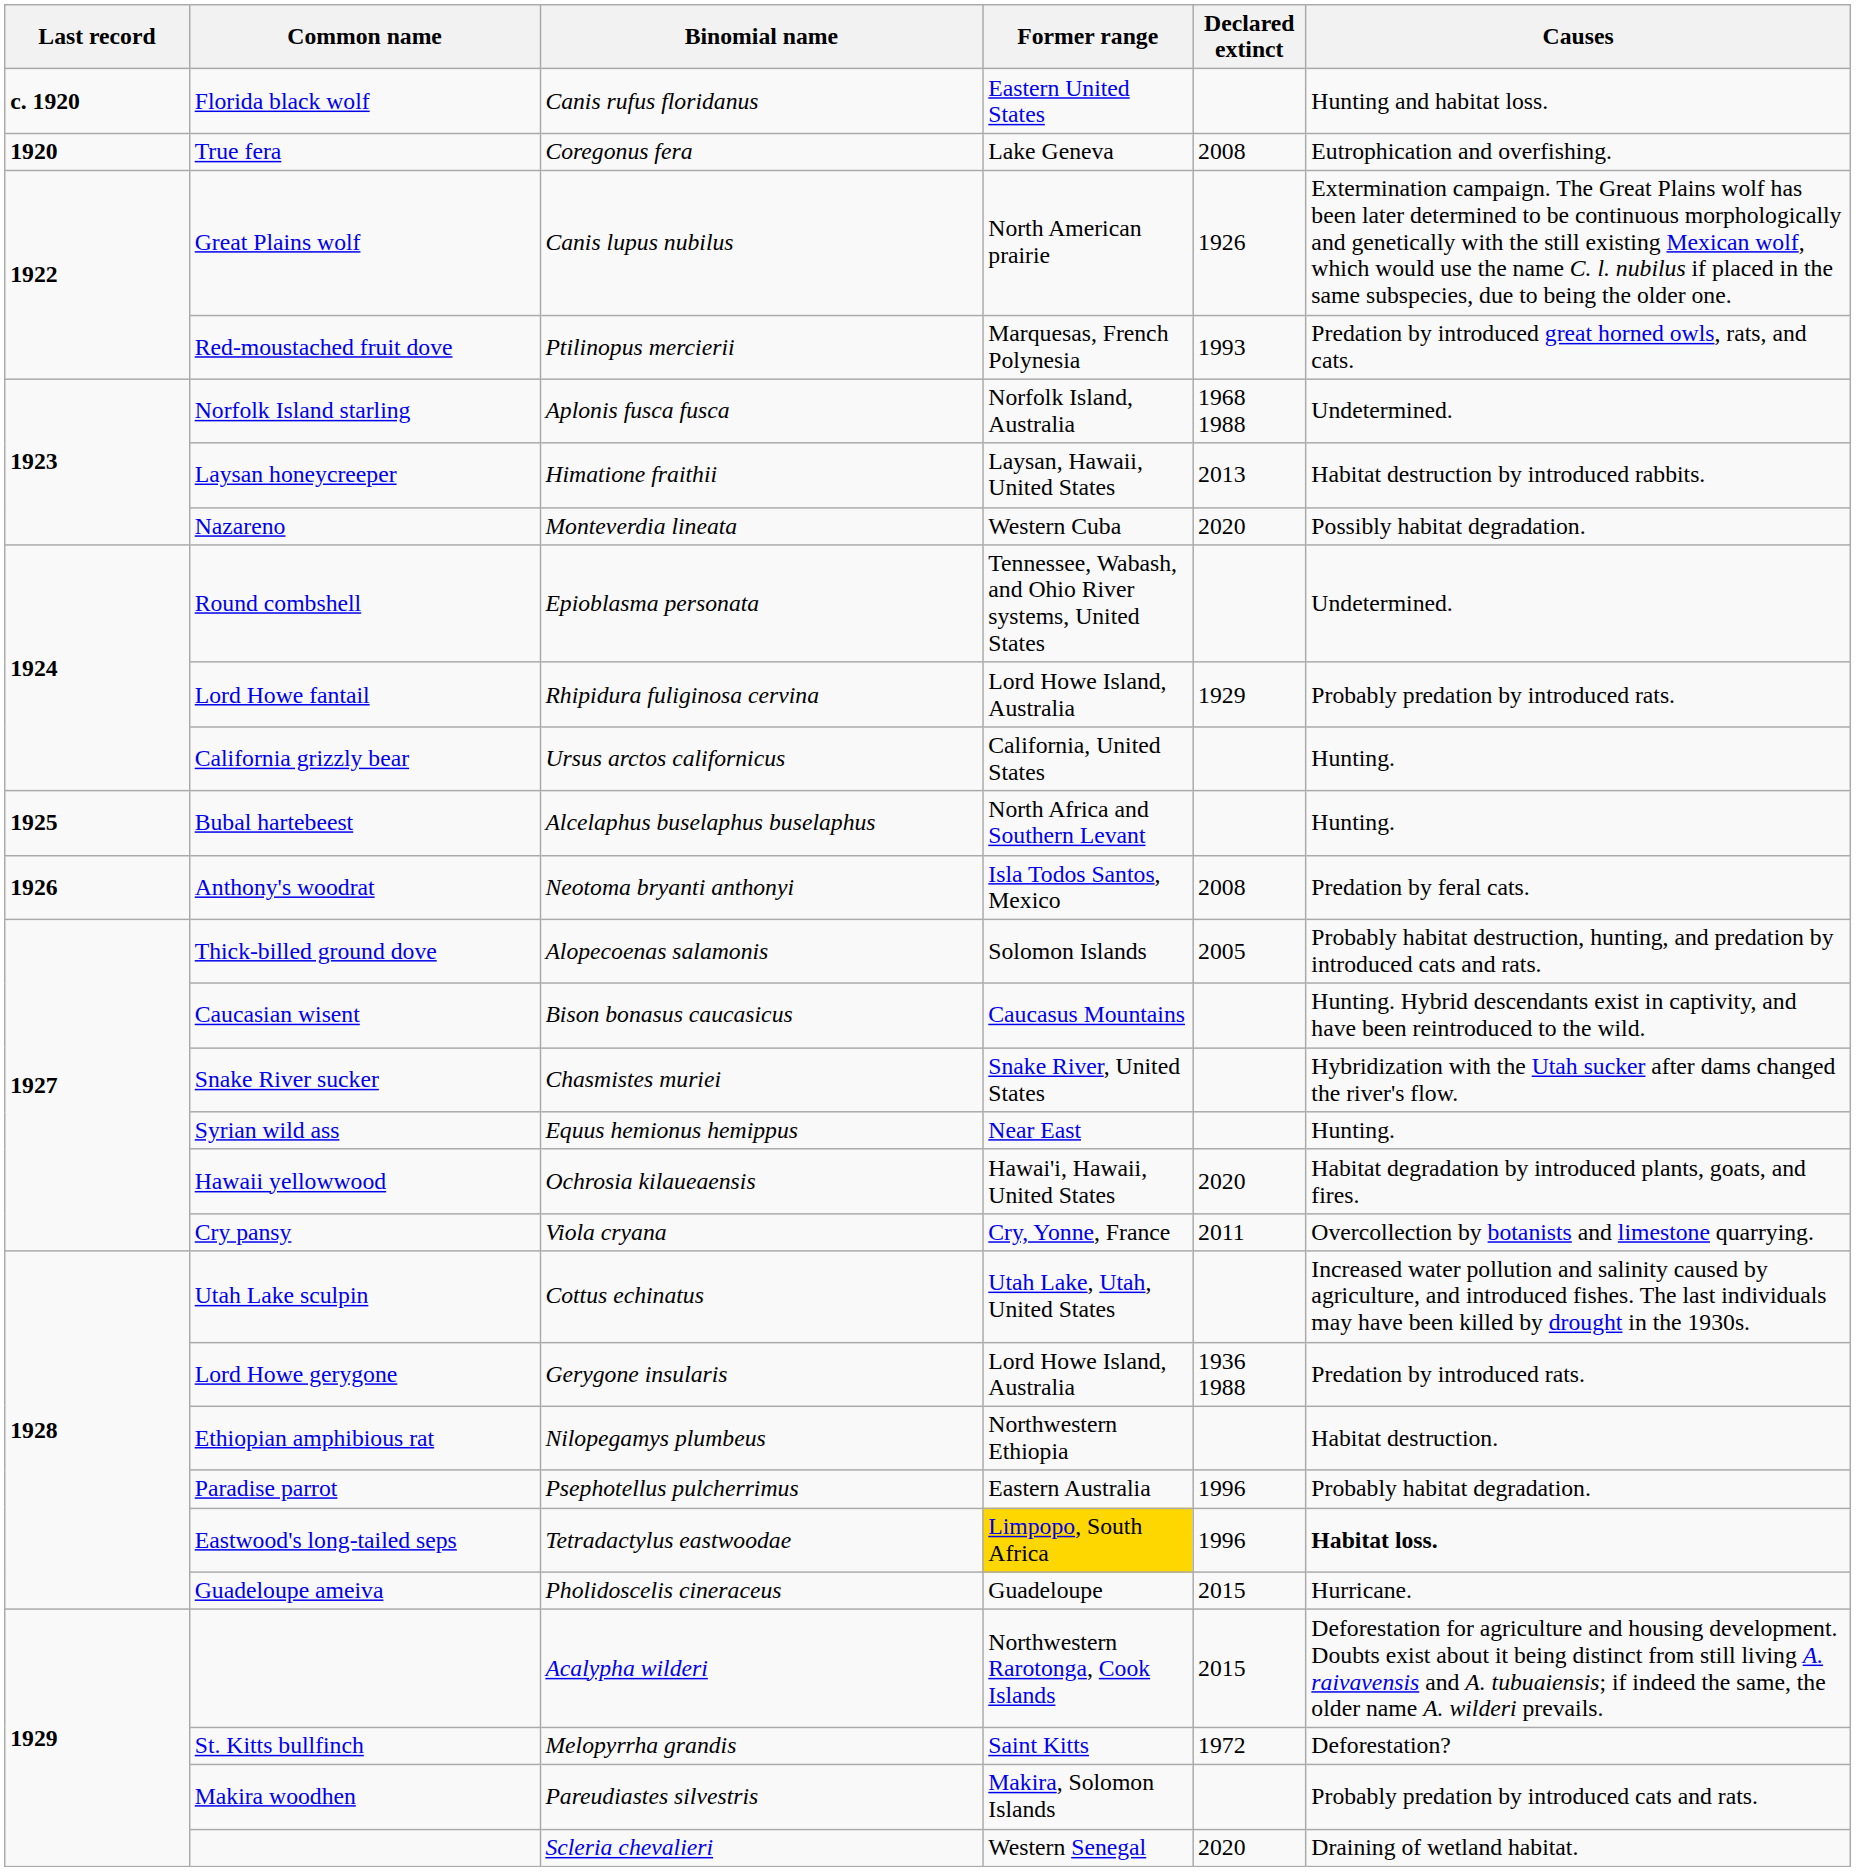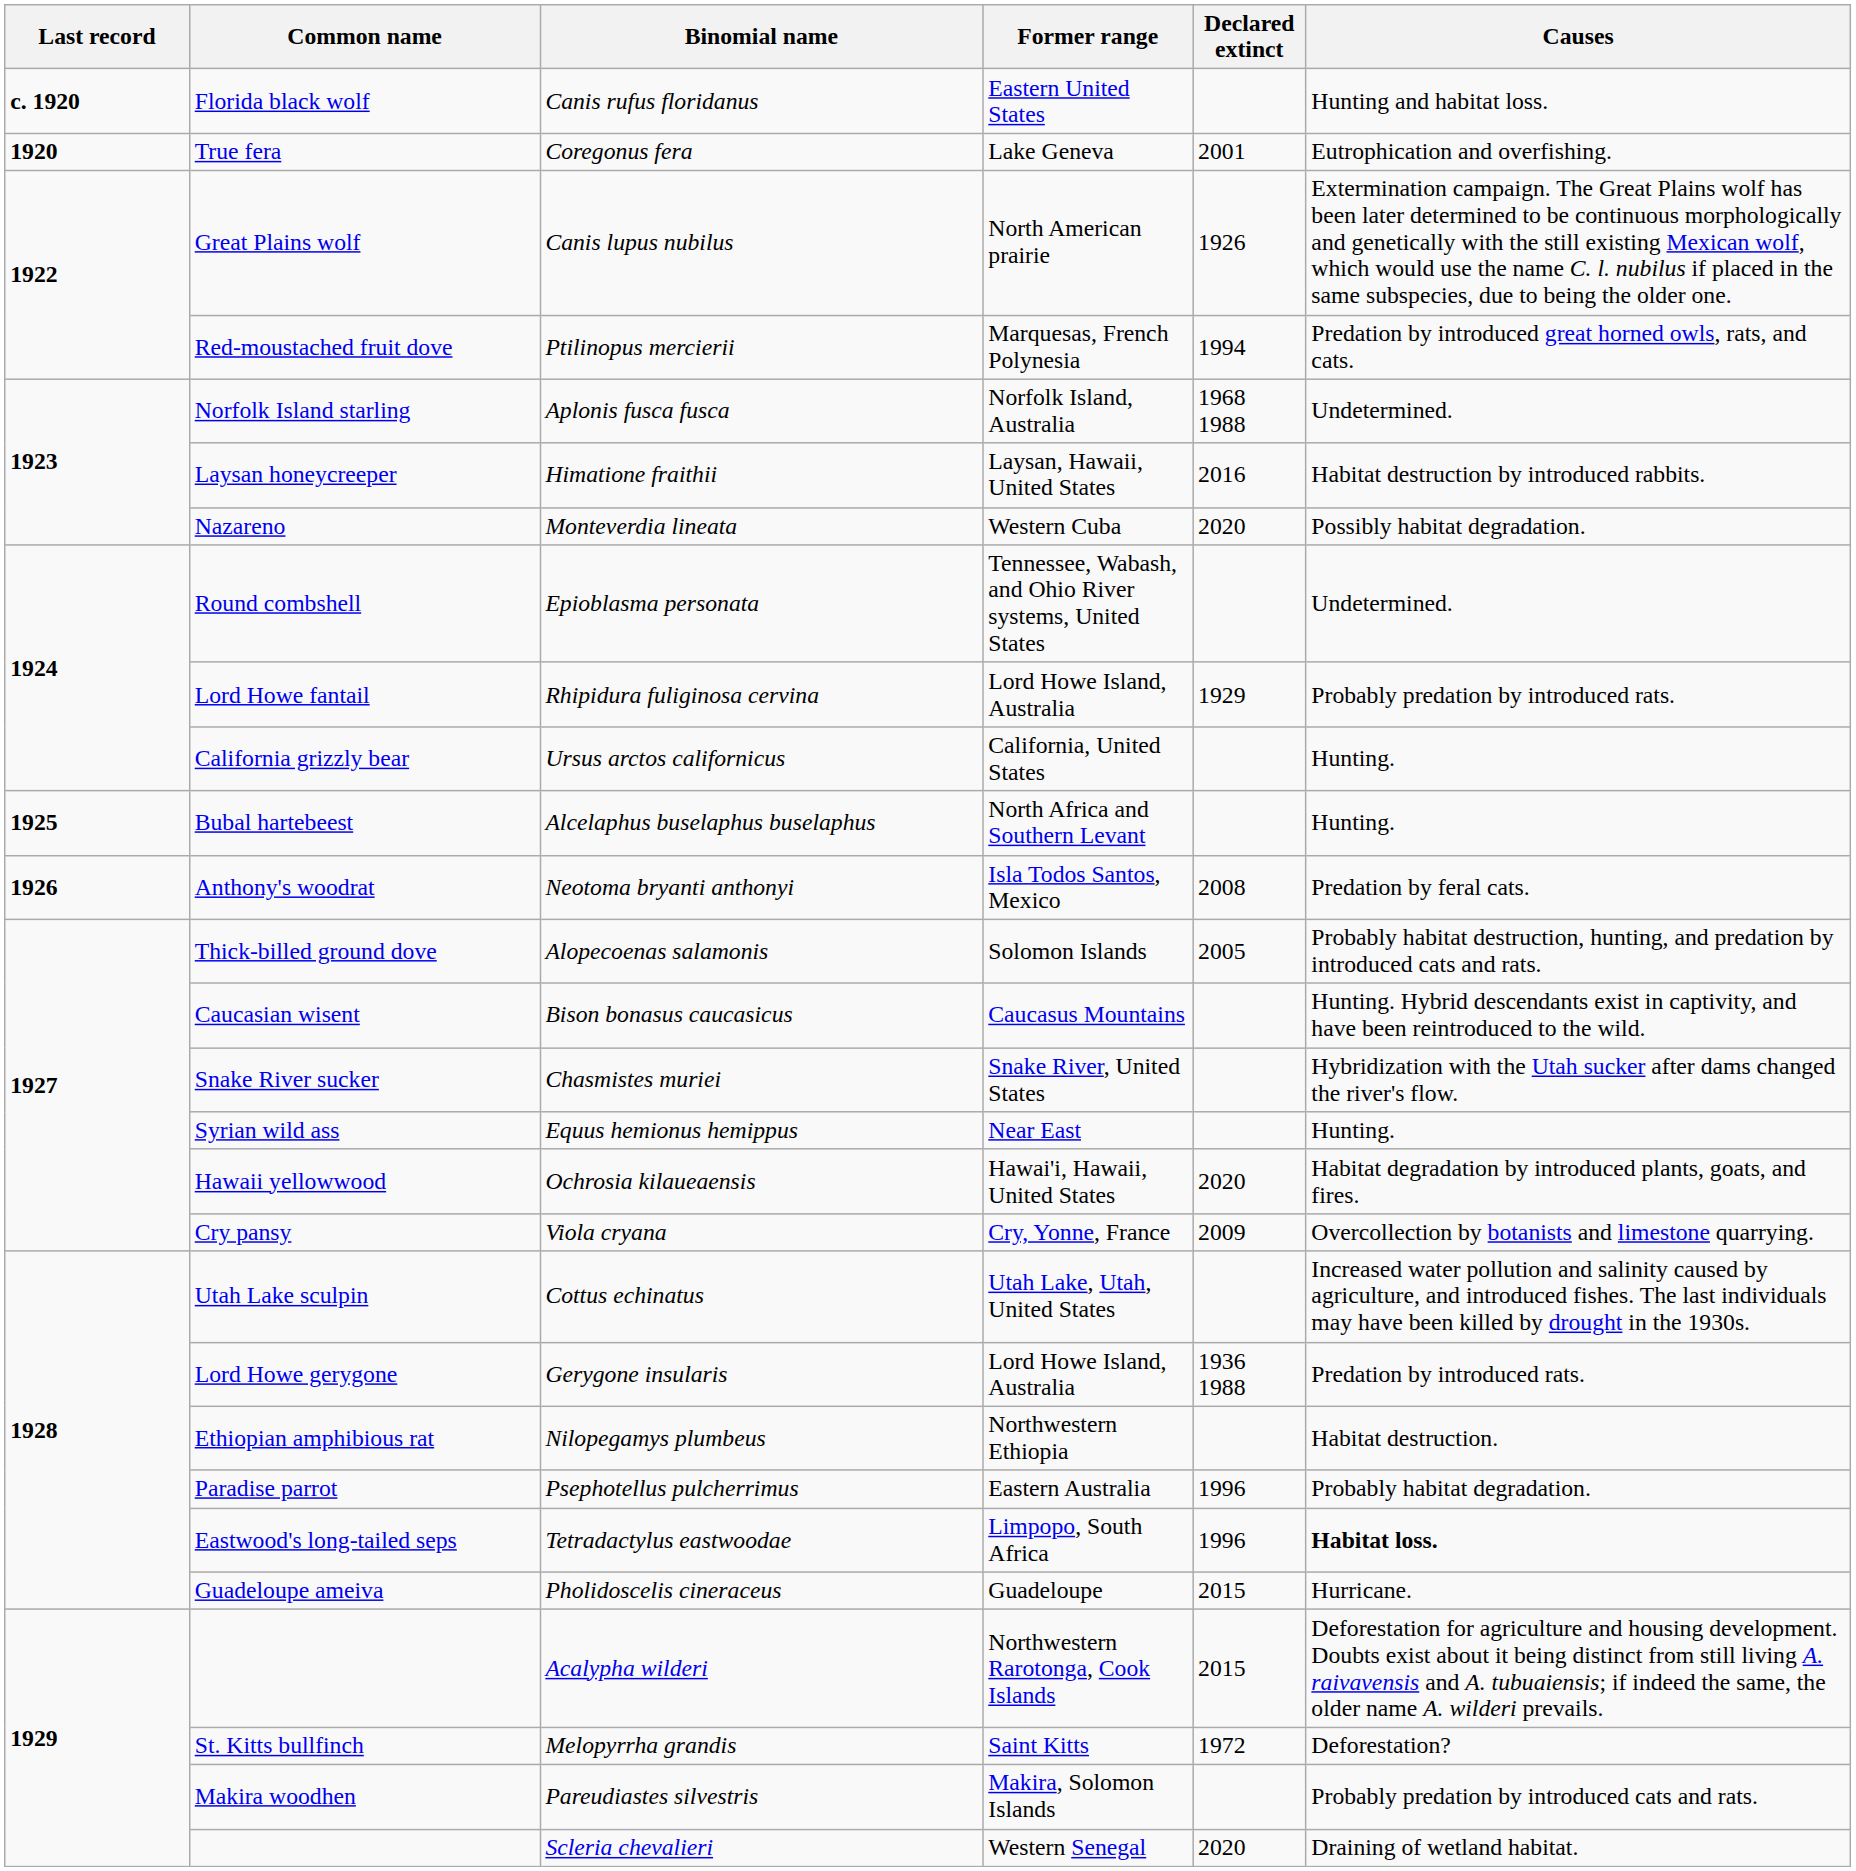(1222, 151) 2008 -> (1222, 151) 2001
(1222, 346) 1993 -> (1222, 346) 1994
(1222, 475) 2013 -> (1222, 475) 2016
(1221, 1232) 2011 -> (1222, 1232) 2009
(1065, 1539) gold background -> (1065, 1539) no background
